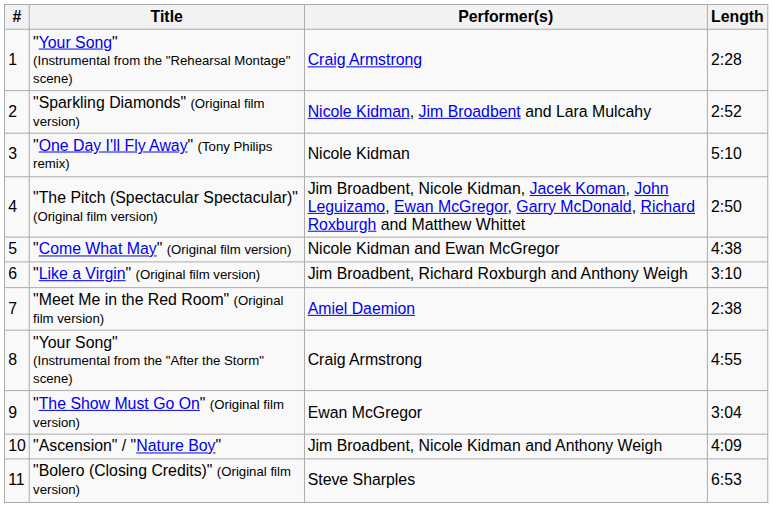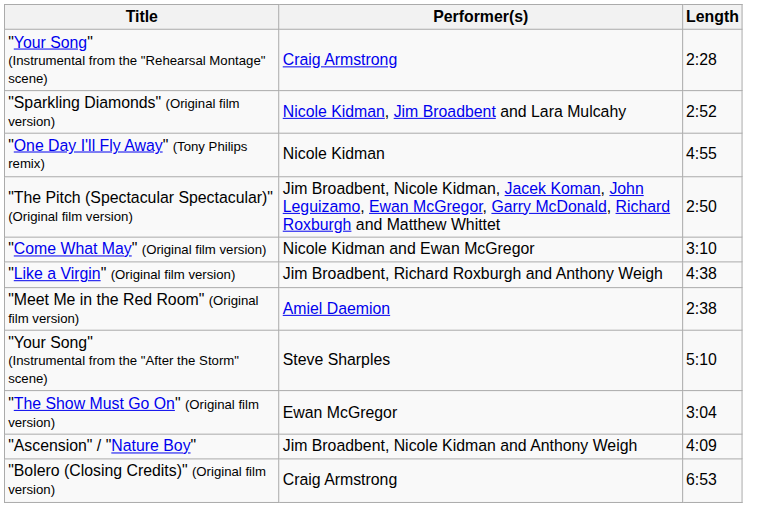- column: (17, 17)
(726, 154) 5:10 -> (701, 154) 4:55
(726, 249) 4:38 -> (701, 249) 3:10
(726, 274) 3:10 -> (701, 274) 4:38
(365, 360) Craig Armstrong -> (336, 360) Steve Sharples
(726, 360) 4:55 -> (701, 360) 5:10
(361, 480) Steve Sharples -> (340, 480) Craig Armstrong
